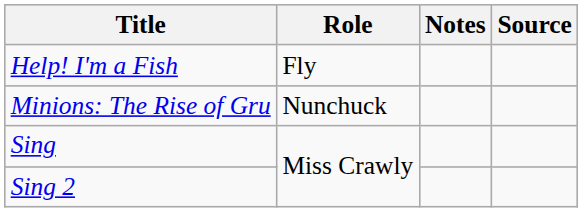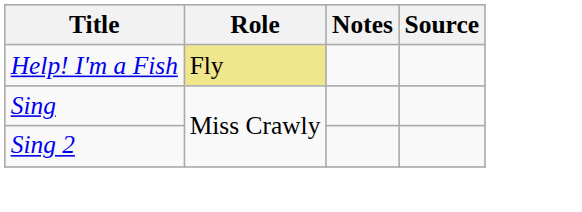(299, 65) no background -> (207, 65) khaki background
- row: (141, 105)
